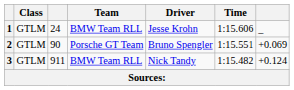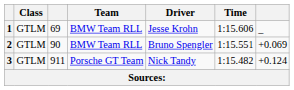(55, 28) 24 -> (55, 28) 69
(107, 45) Porsche GT Team -> (106, 45) BMW Team RLL
(106, 61) BMW Team RLL -> (107, 61) Porsche GT Team
